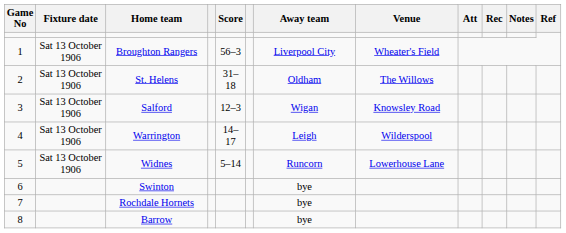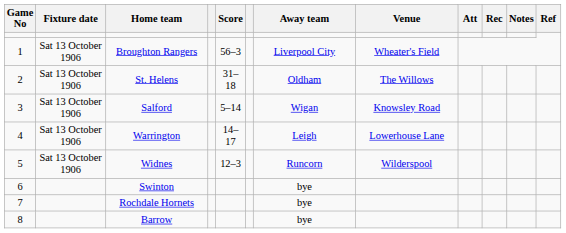(231, 107) 12–3 -> (231, 107) 5–14
(407, 136) Wilderspool -> (407, 136) Lowerhouse Lane
(231, 164) 5–14 -> (231, 164) 12–3
(407, 164) Lowerhouse Lane -> (407, 164) Wilderspool
